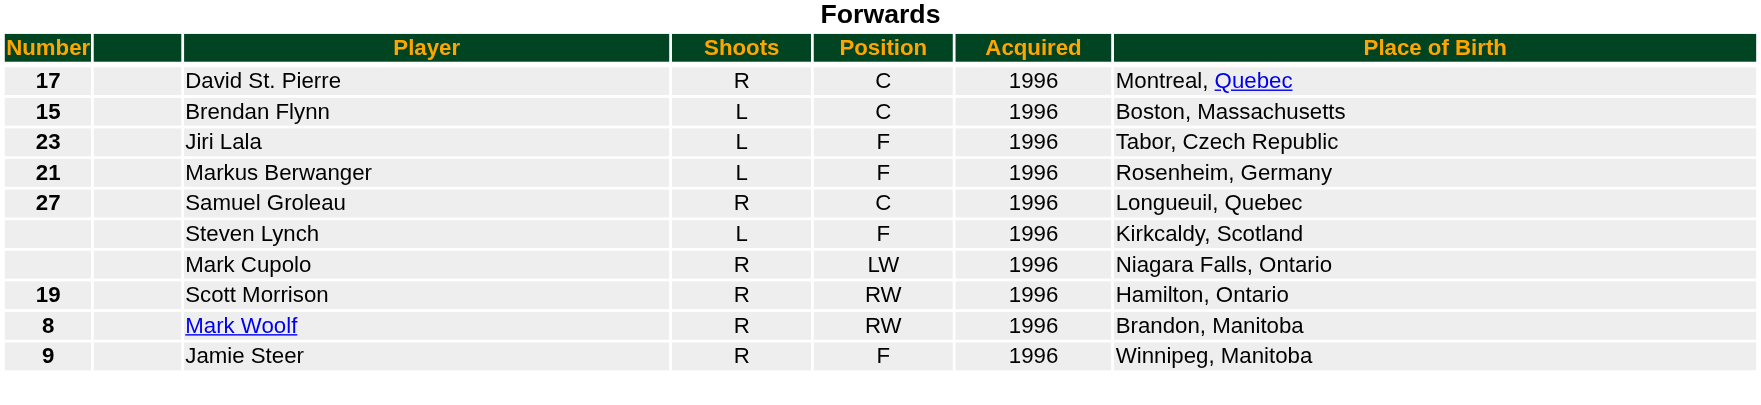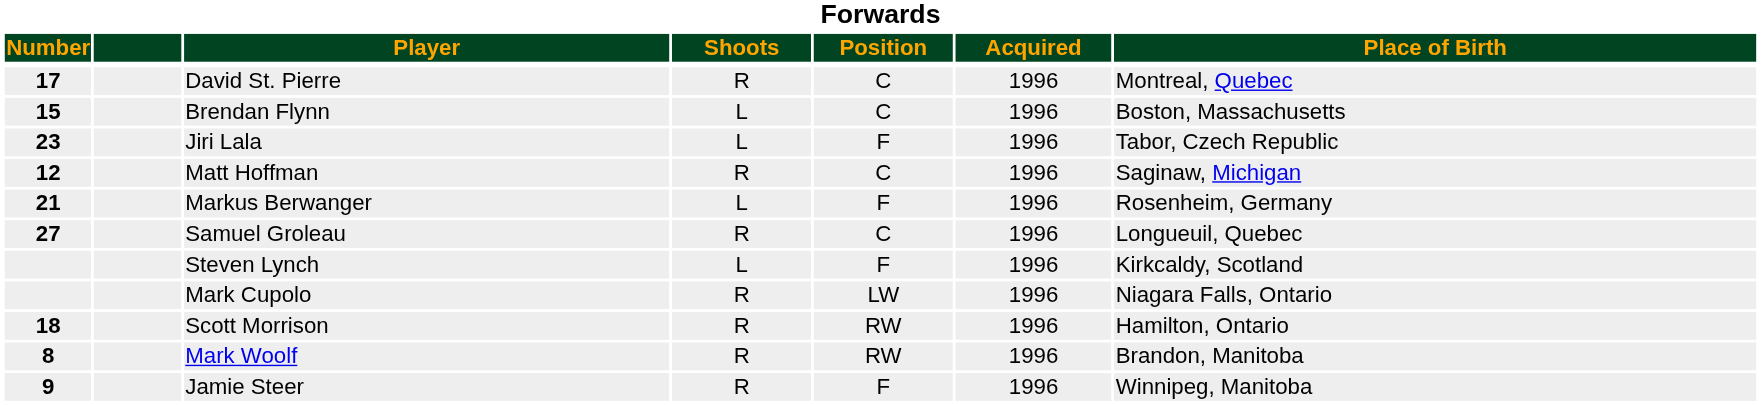+ row: (252, 172)
(48, 295) 19 -> (48, 325) 18
